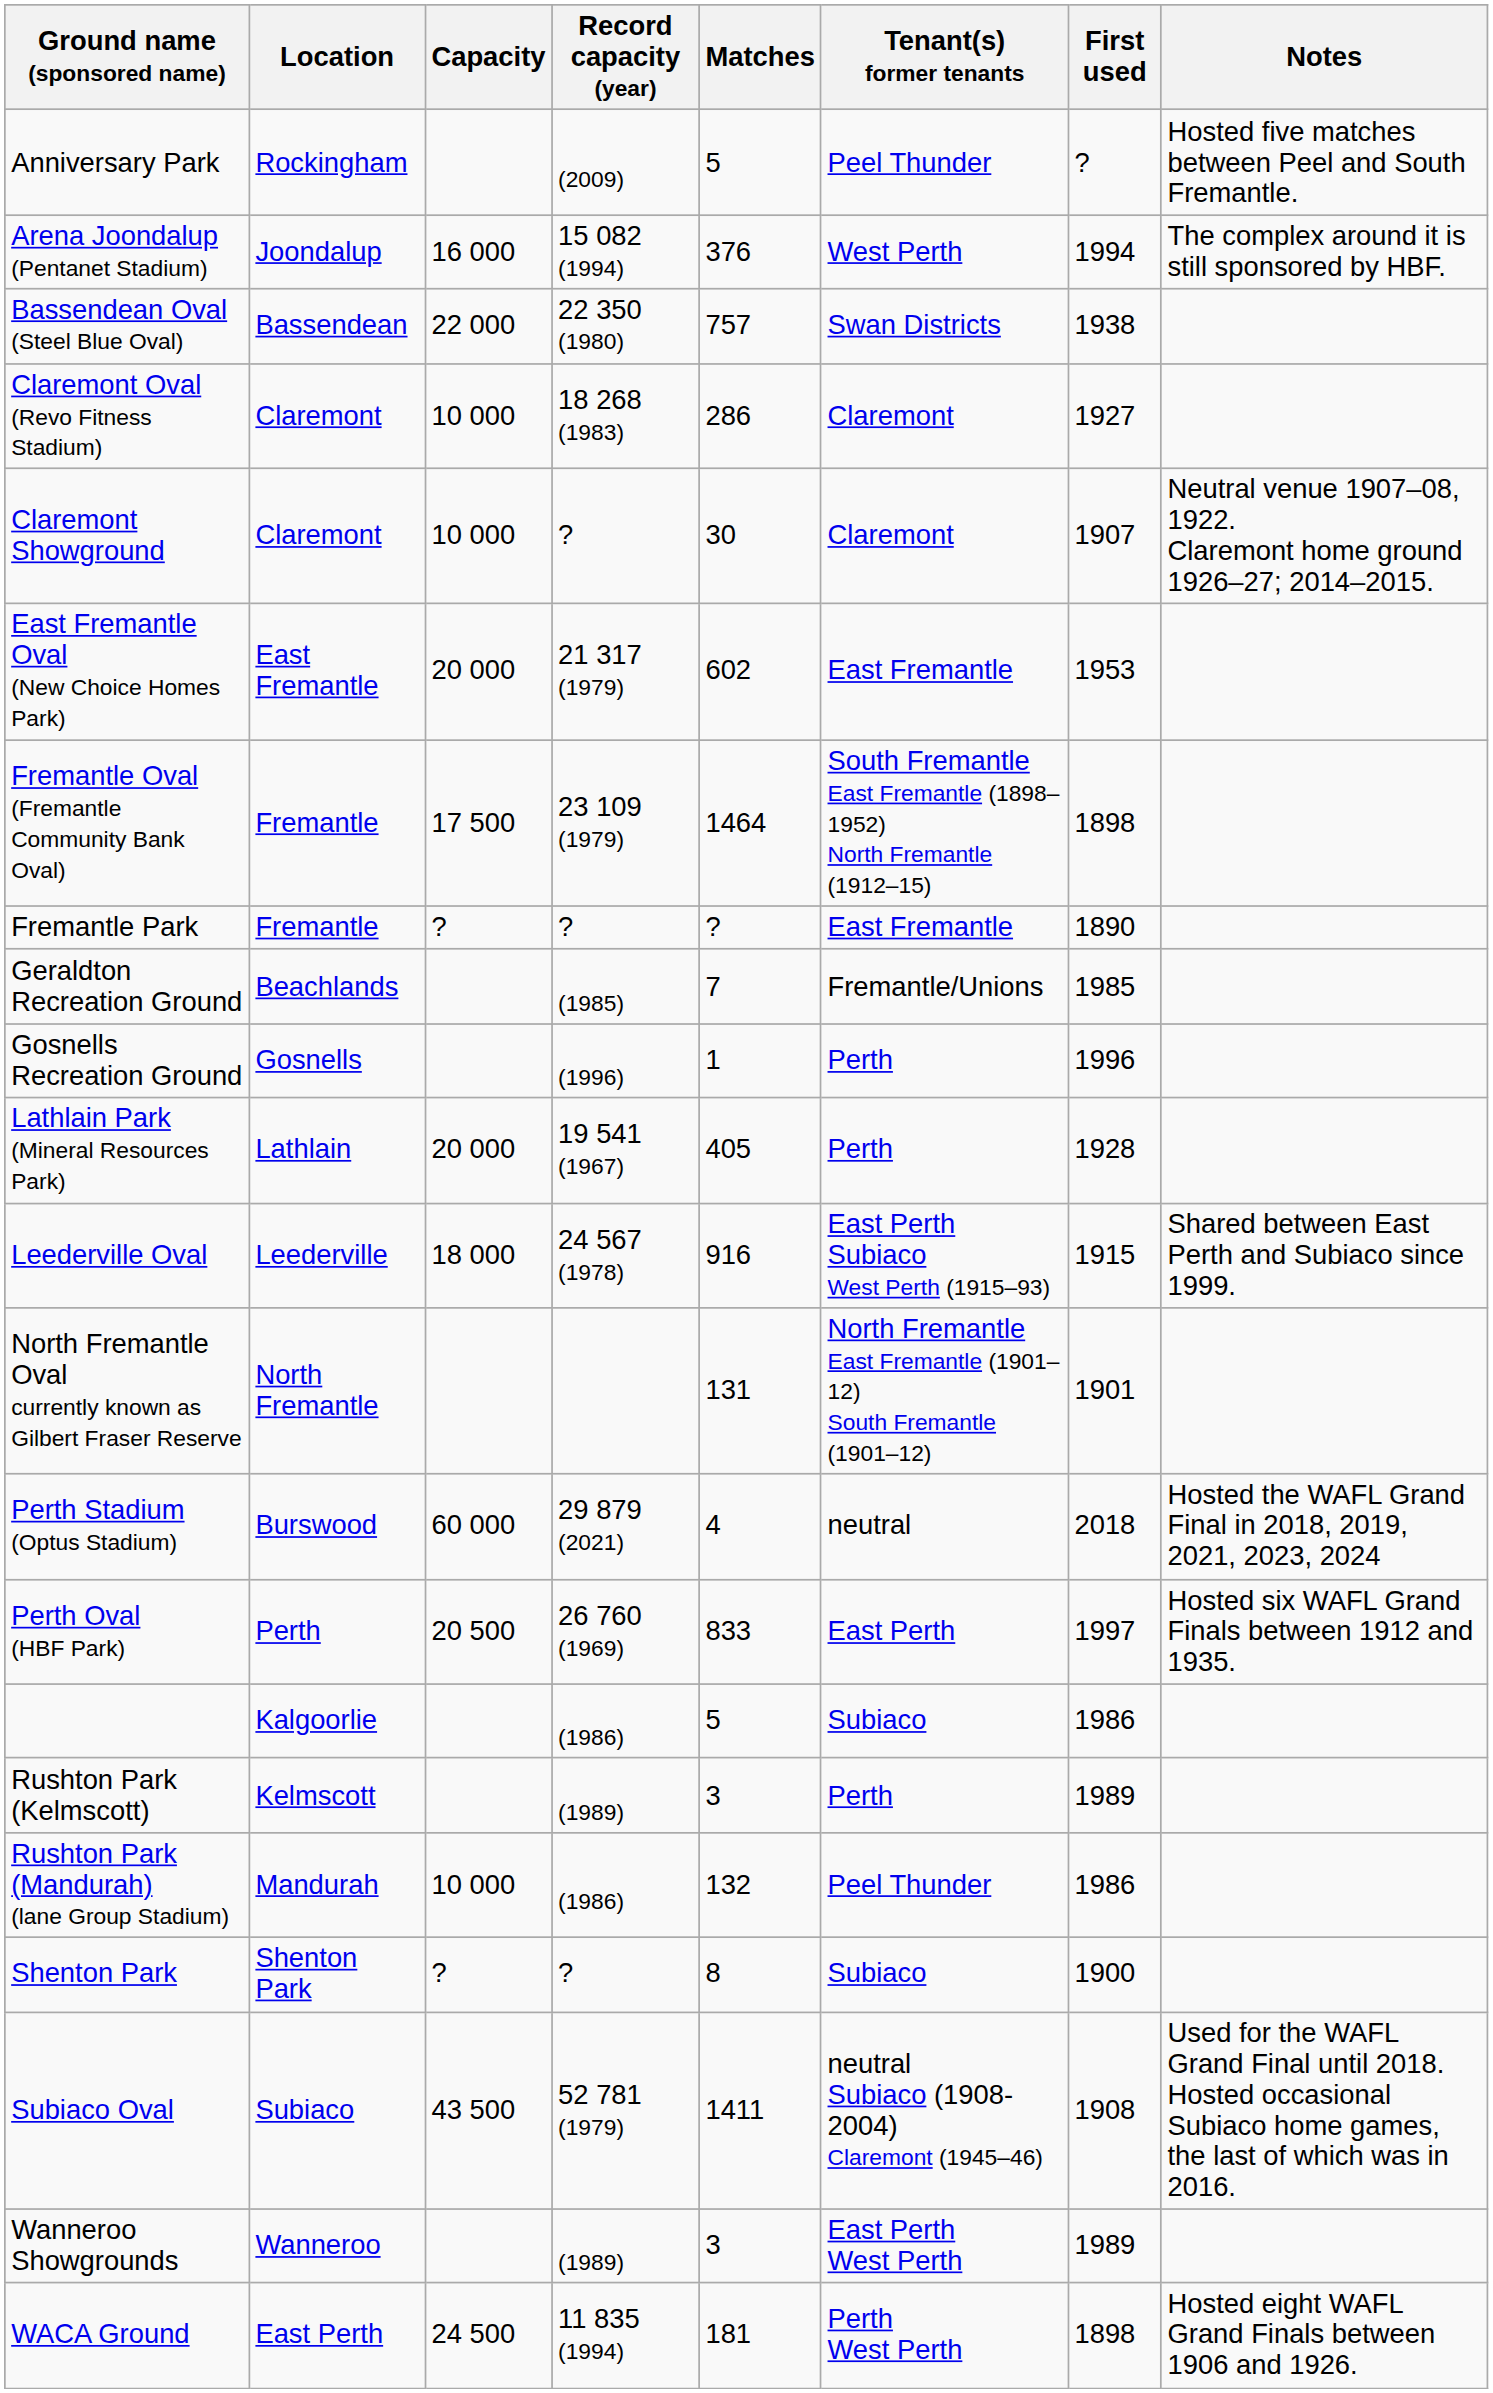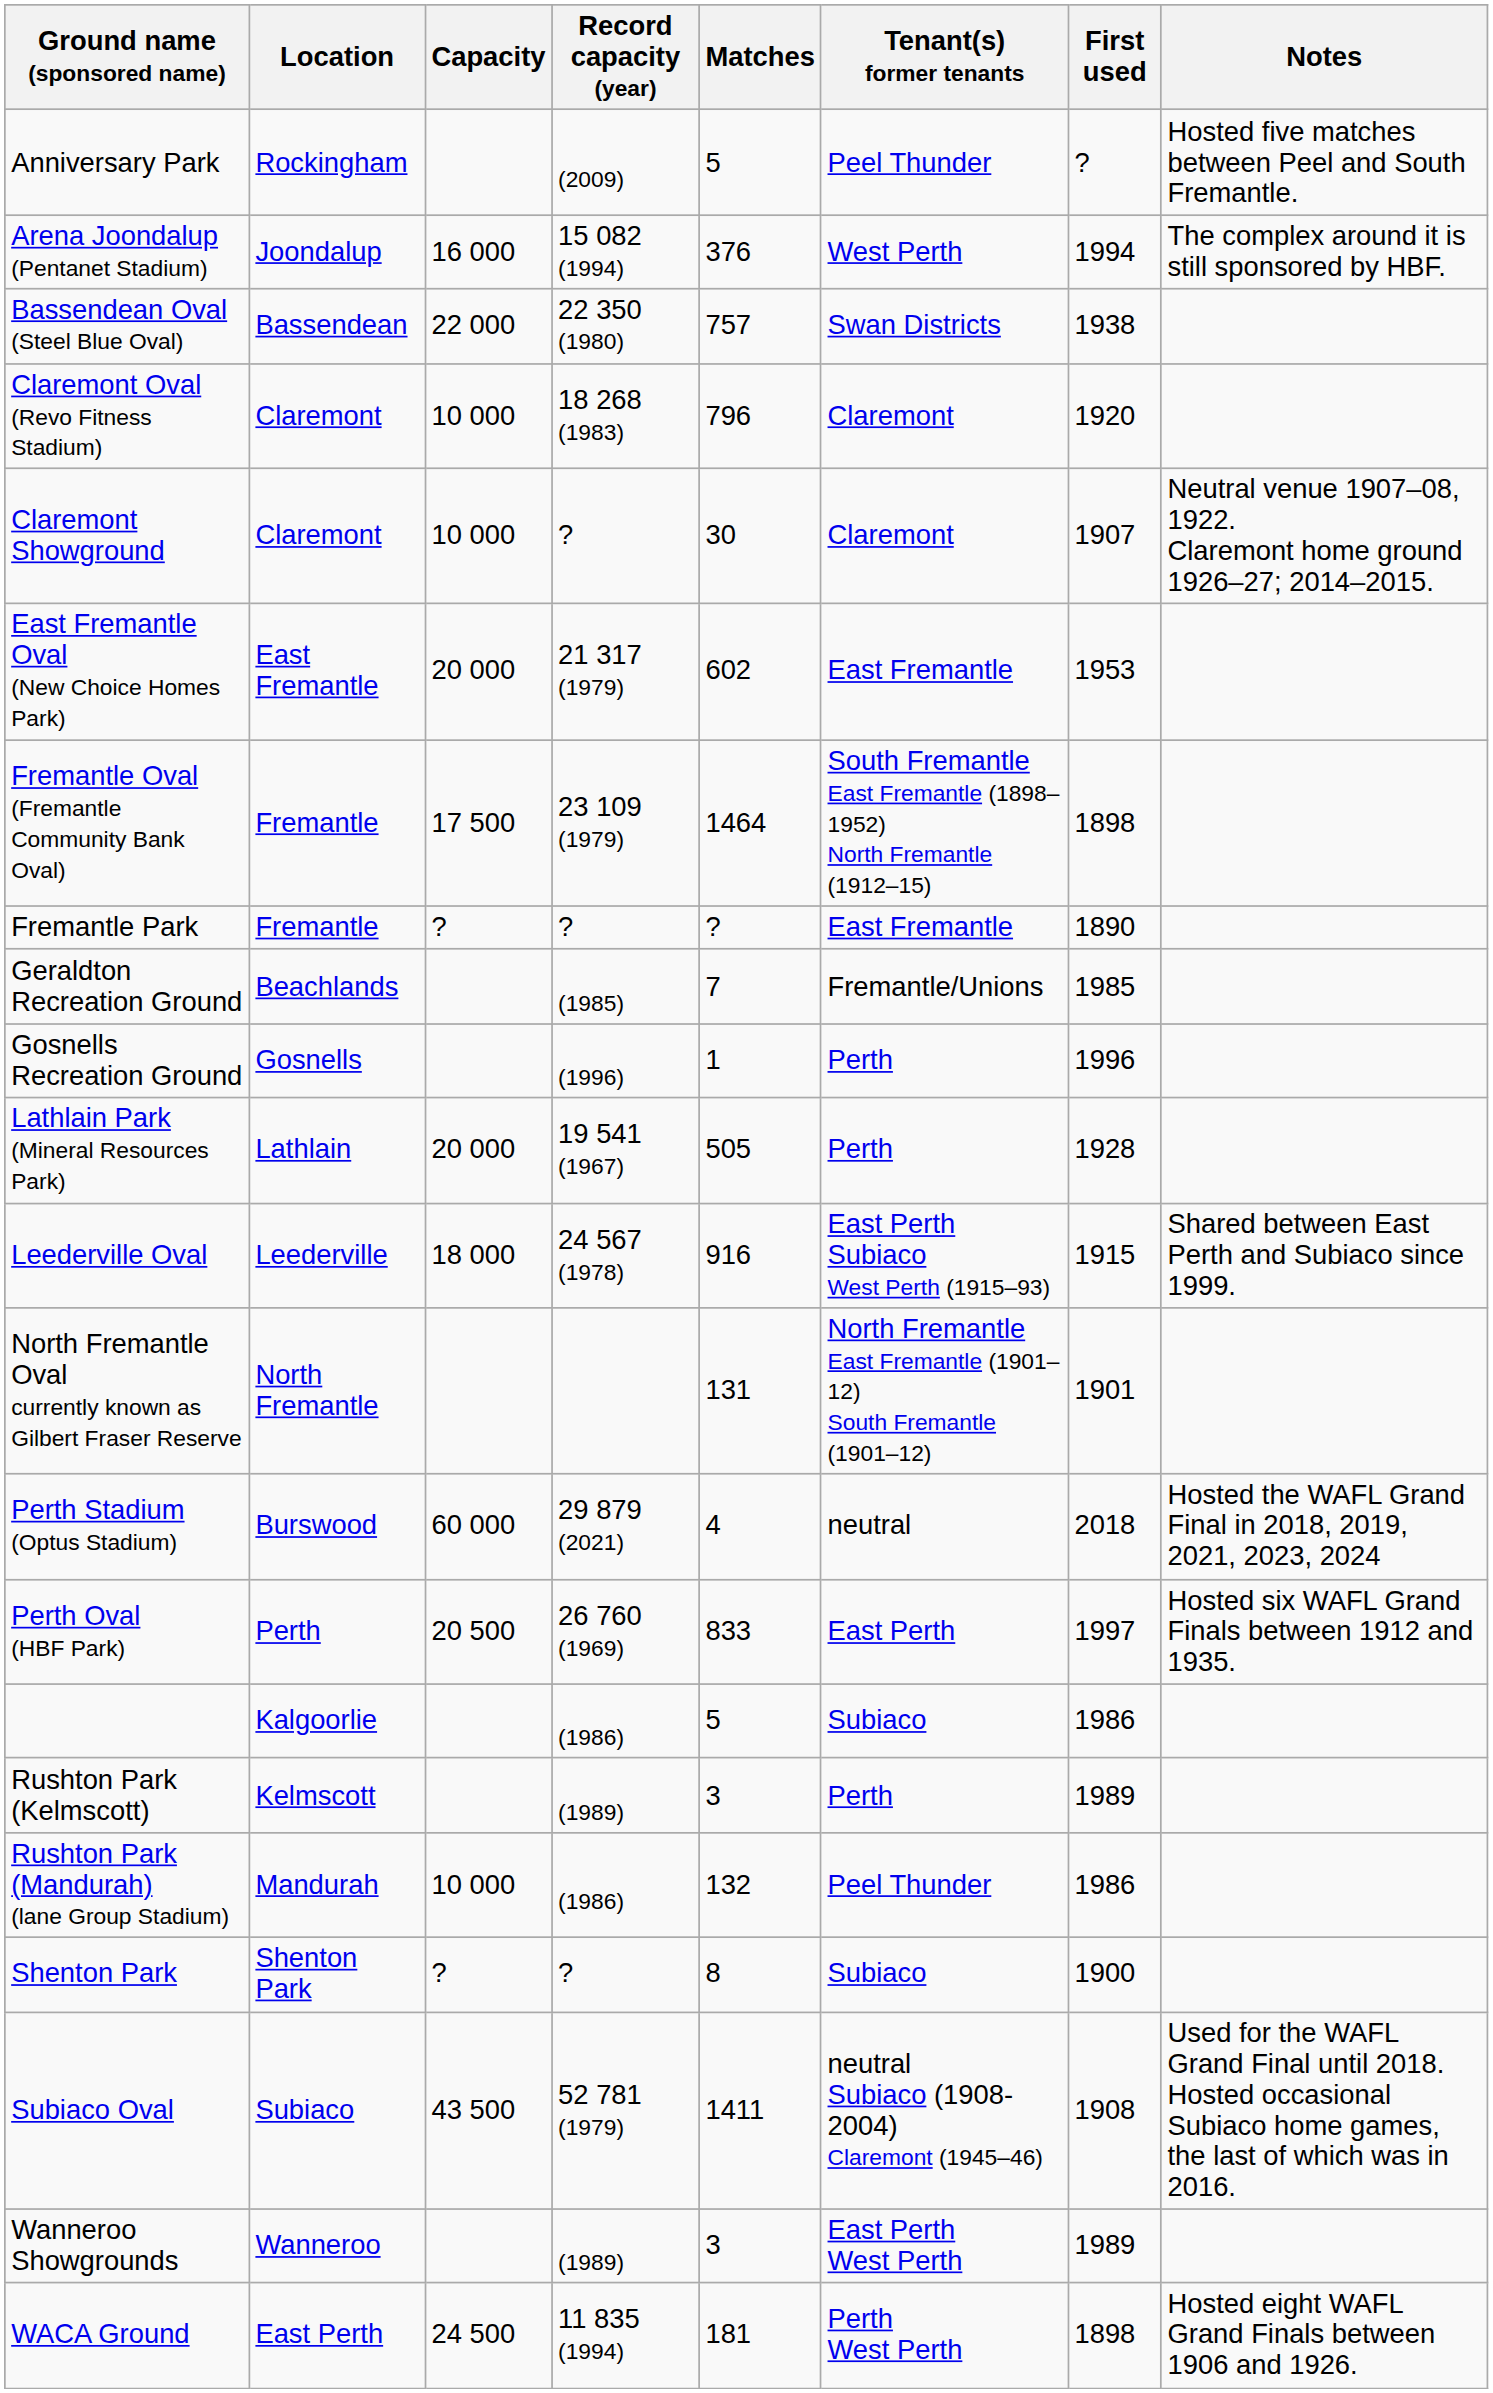(728, 415) 286 -> (728, 415) 796
(1105, 415) 1927 -> (1105, 415) 1920
(728, 1149) 405 -> (728, 1149) 505
